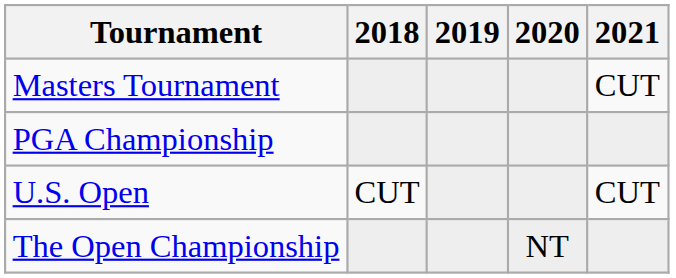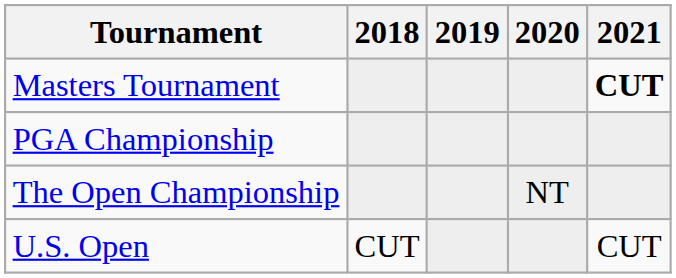(627, 85) normal -> (629, 85) bold
rows swapped: (81, 192) <-> (176, 246)
